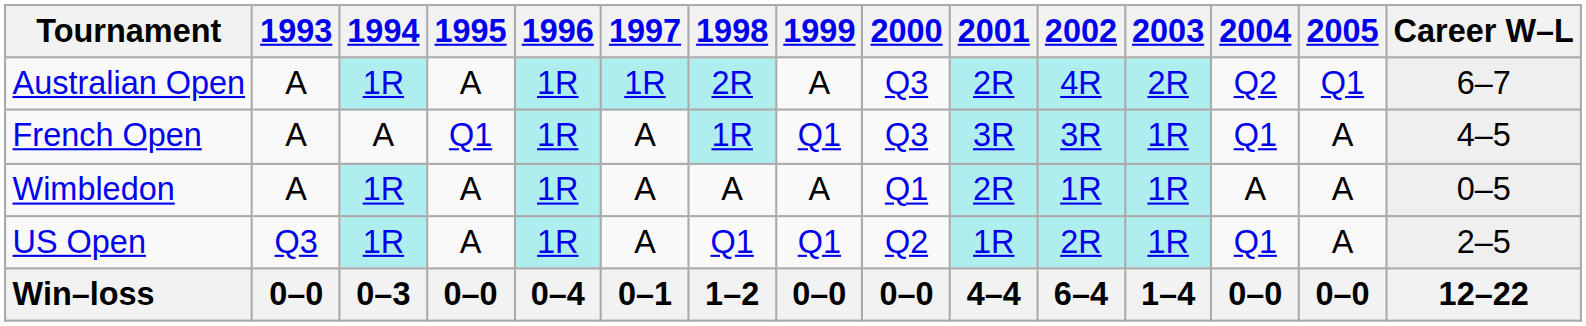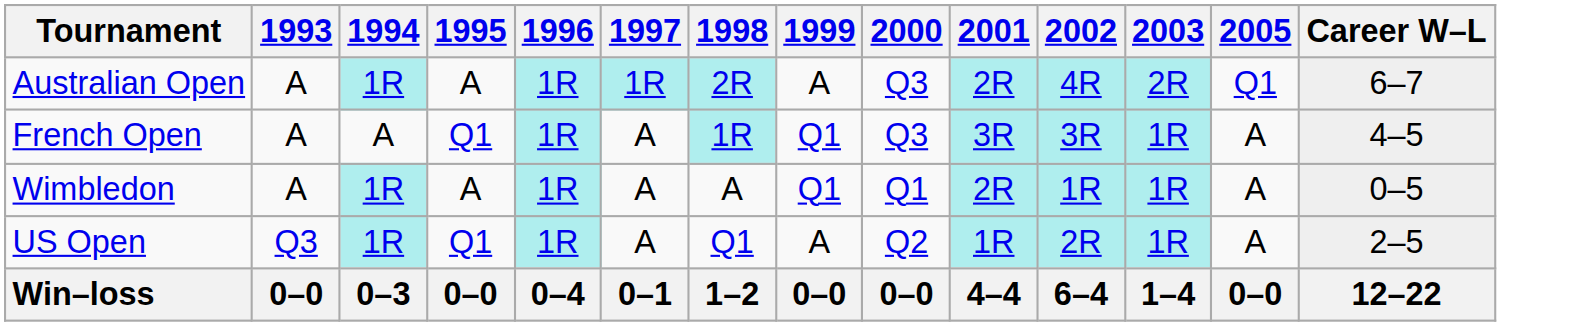- column: (1255, 30)
(819, 188) A -> (819, 188) Q1
(471, 240) A -> (471, 240) Q1
(819, 240) Q1 -> (819, 240) A
